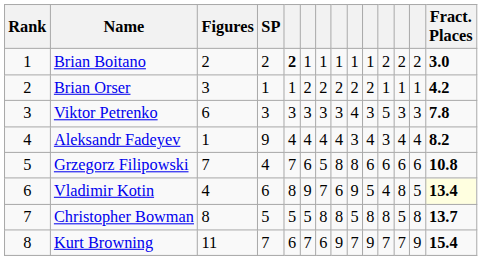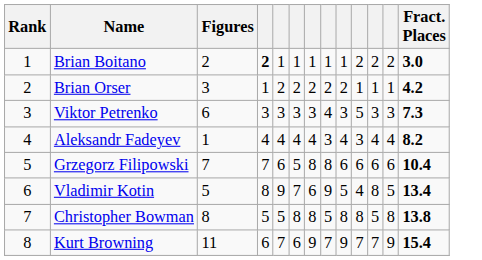- column: (271, 26)
(439, 113) 7.8 -> (413, 113) 7.3
(443, 165) 10.8 -> (417, 165) 10.4
(206, 191) 4 -> (206, 191) 5
(443, 191) lightyellow background -> (417, 191) no background
(443, 216) 13.7 -> (417, 216) 13.8
